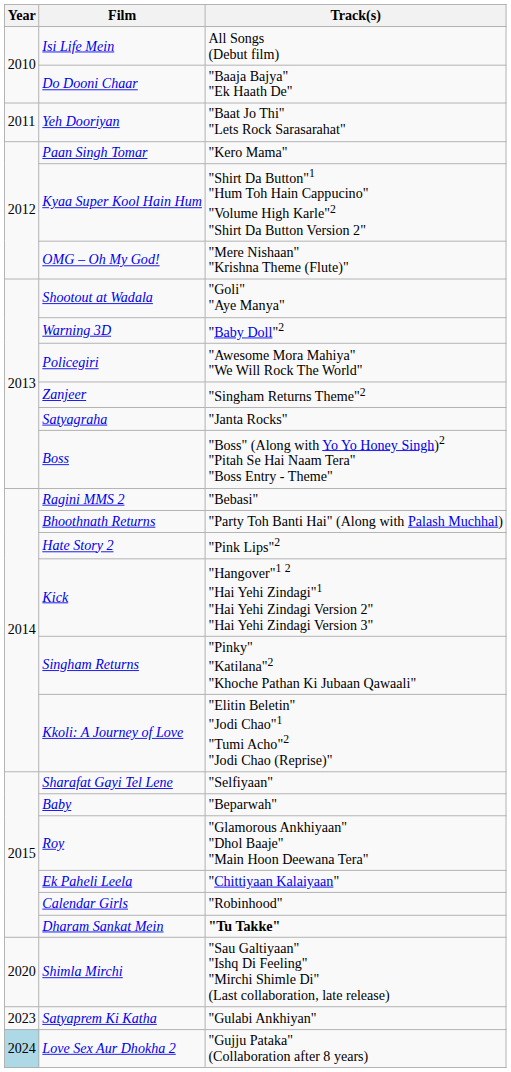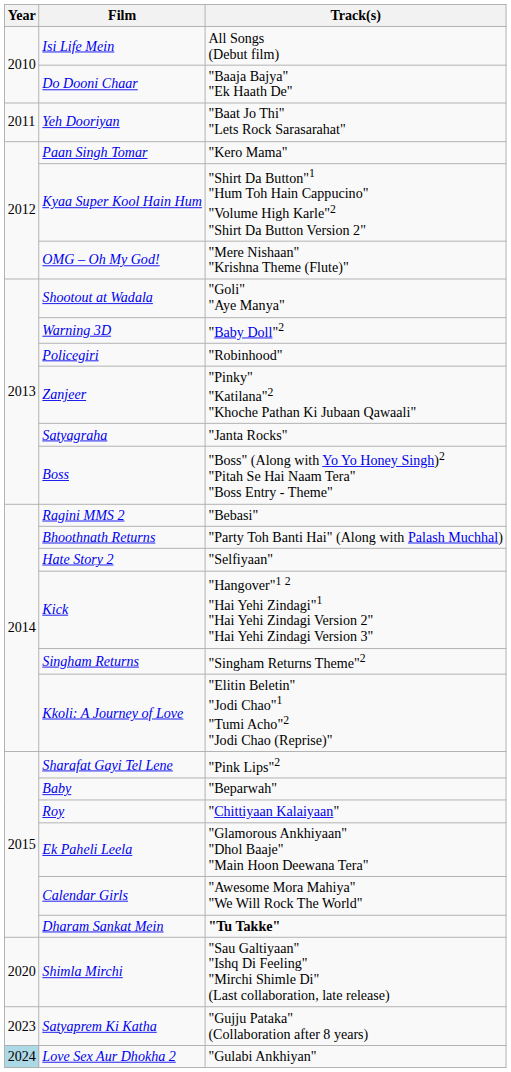(285, 362) "Awesome Mora Mahiya" "We Will Rock The World" -> (245, 354) "Robinhood"
(287, 394) "Singham Returns Theme"2 -> (312, 394) "Pinky" "Katilana"2 "Khoche Pathan Ki Jubaan Qawaali"
(244, 545) "Pink Lips"2 -> (241, 559) "Selfiyaan"
(312, 665) "Pinky" "Katilana"2 "Khoche Pathan Ki Jubaan Qawaali" -> (287, 661) "Singham Returns Theme"2
(241, 782) "Selfiyaan" -> (244, 765) "Pink Lips"2
(288, 843) "Glamorous Ankhiyaan" "Dhol Baaje" "Main Hoon Deewana Tera" -> (274, 811) "Chittiyaan Kalaiyaan"
(274, 881) "Chittiyaan Kalaiyaan" -> (288, 849) "Glamorous Ankhiyaan" "Dhol Baaje" "Main Hoon Deewana Tera"
(245, 903) "Robinhood" -> (285, 895) "Awesome Mora Mahiya" "We Will Rock The World"
(262, 1018) "Gulabi Ankhiyan" -> (288, 1026) "Gujju Pataka" (Collaboration after 8 years)
(288, 1048) "Gujju Pataka" (Collaboration after 8 years) -> (262, 1056) "Gulabi Ankhiyan"
